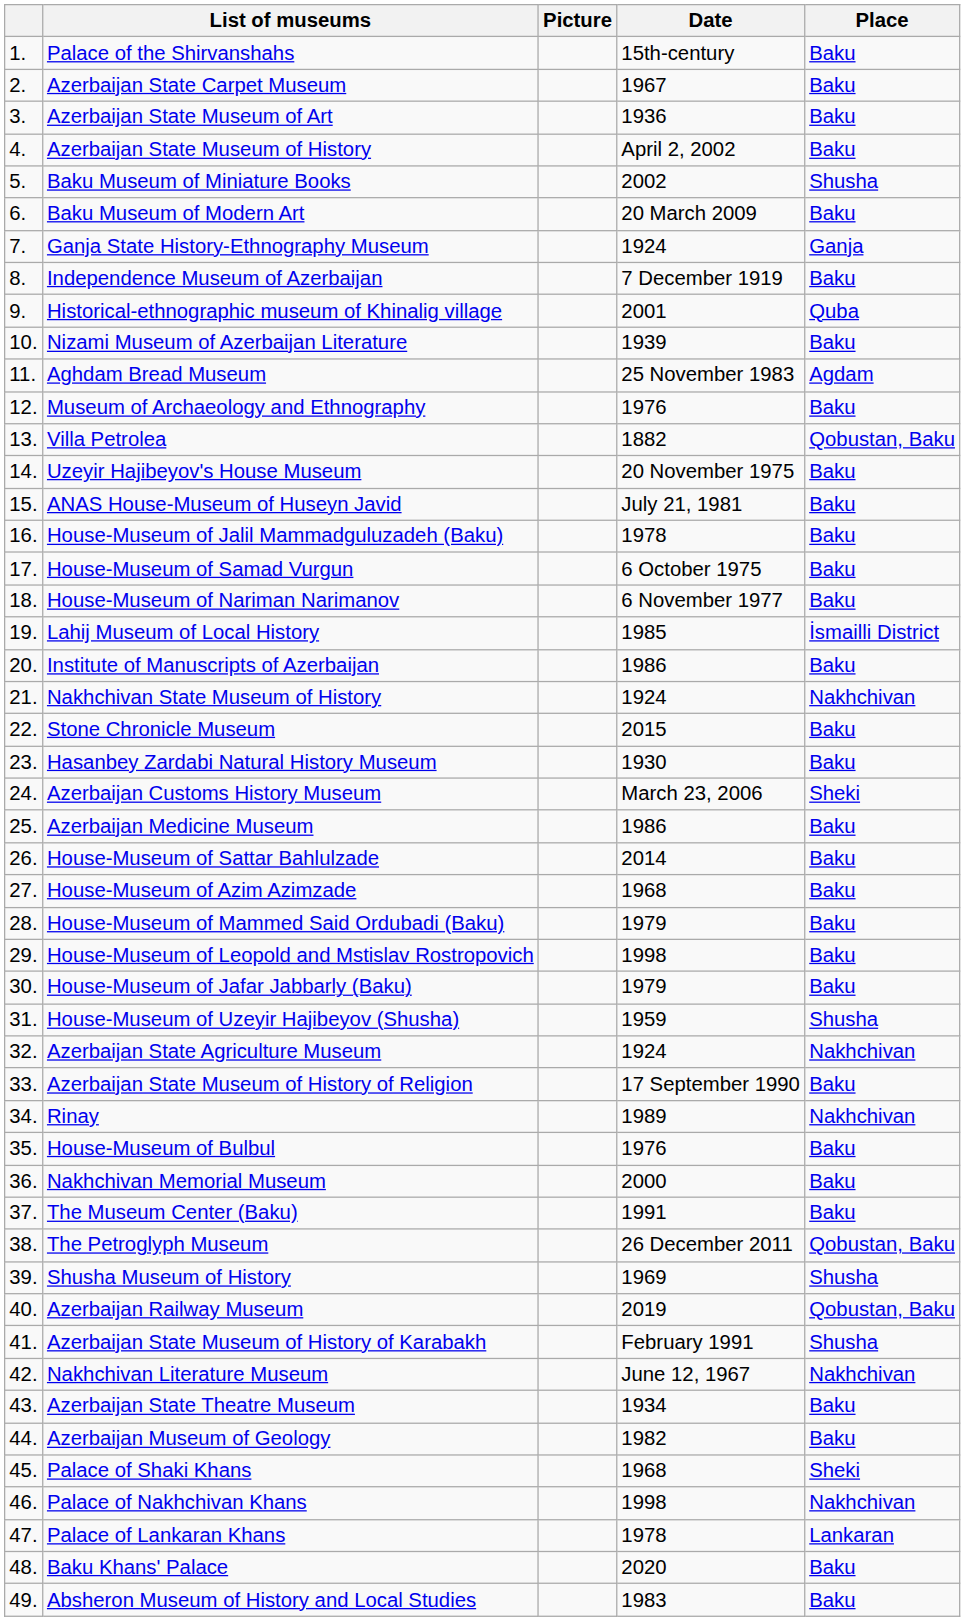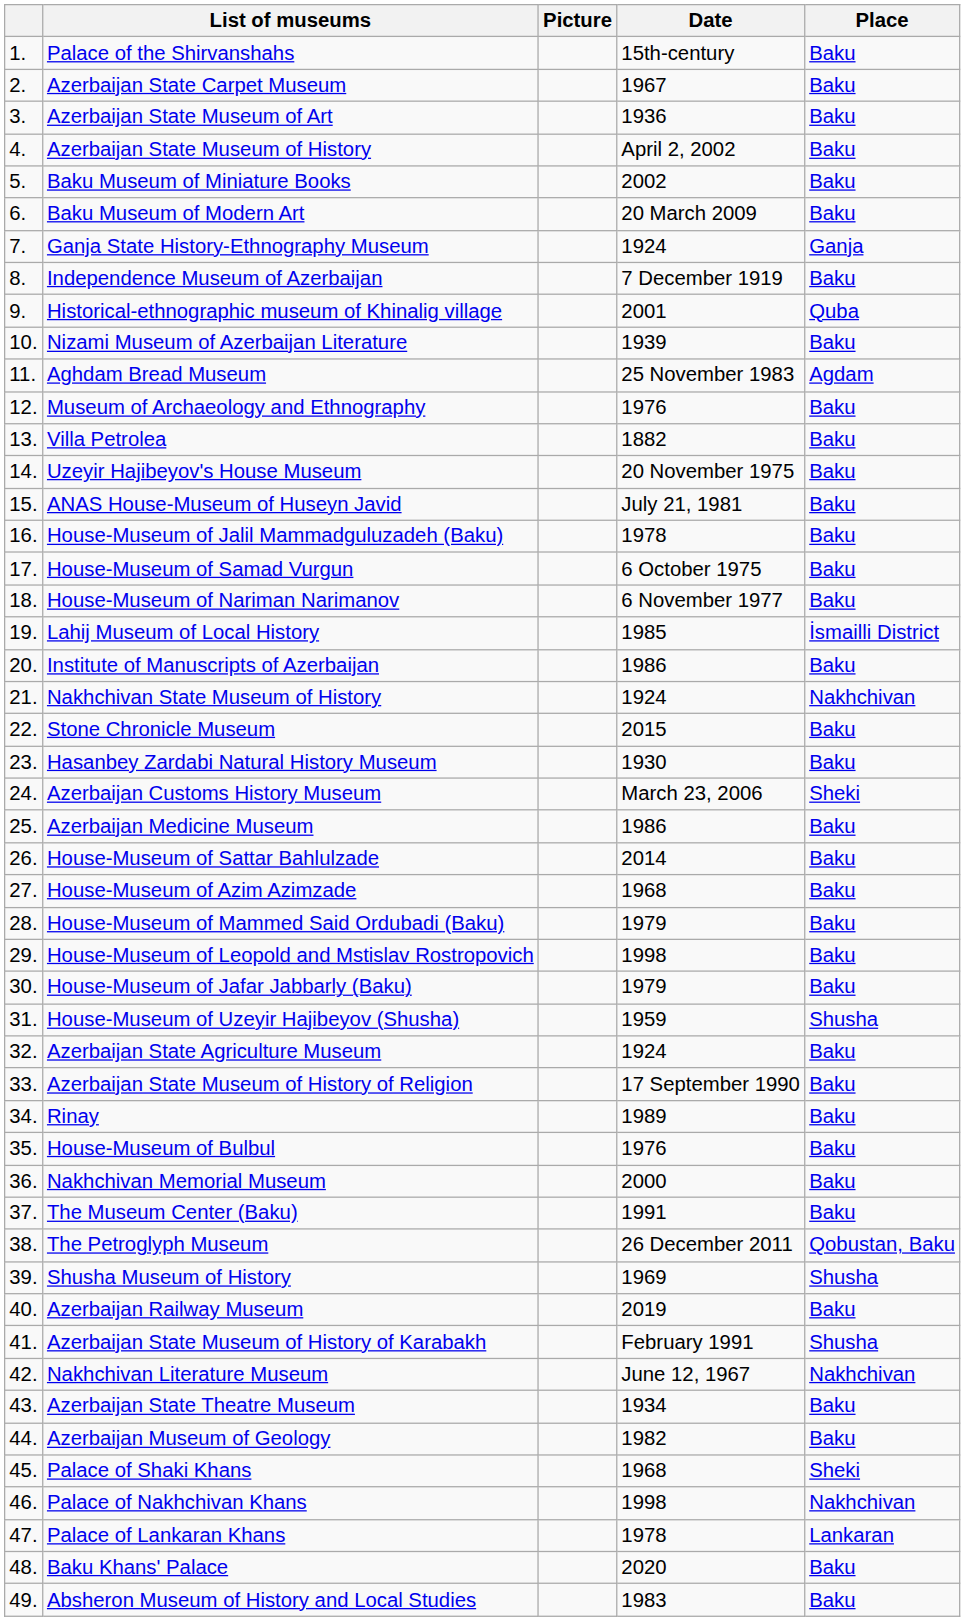(844, 181) Shusha -> (832, 181) Baku
(882, 439) Qobustan, Baku -> (832, 439) Baku
(862, 1051) Nakhchivan -> (832, 1051) Baku
(862, 1116) Nakhchivan -> (832, 1116) Baku
(882, 1309) Qobustan, Baku -> (832, 1309) Baku
